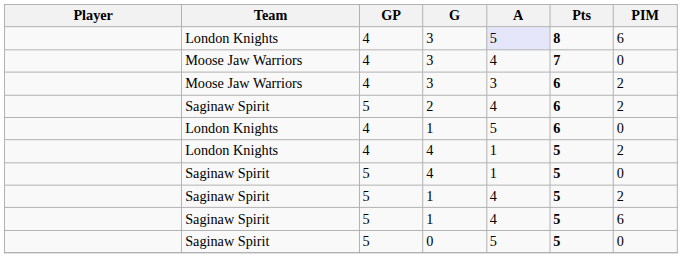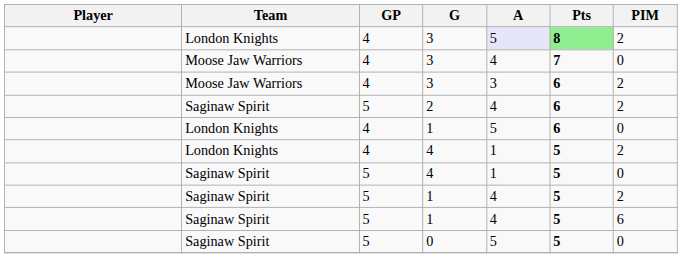(557, 38) no background -> (557, 38) lightgreen background
(620, 38) 6 -> (620, 38) 2
